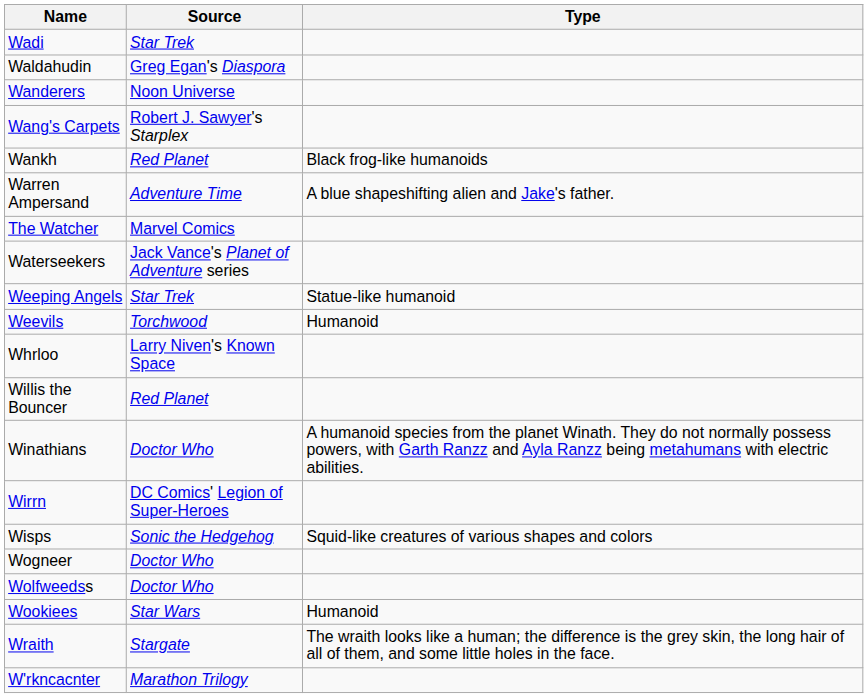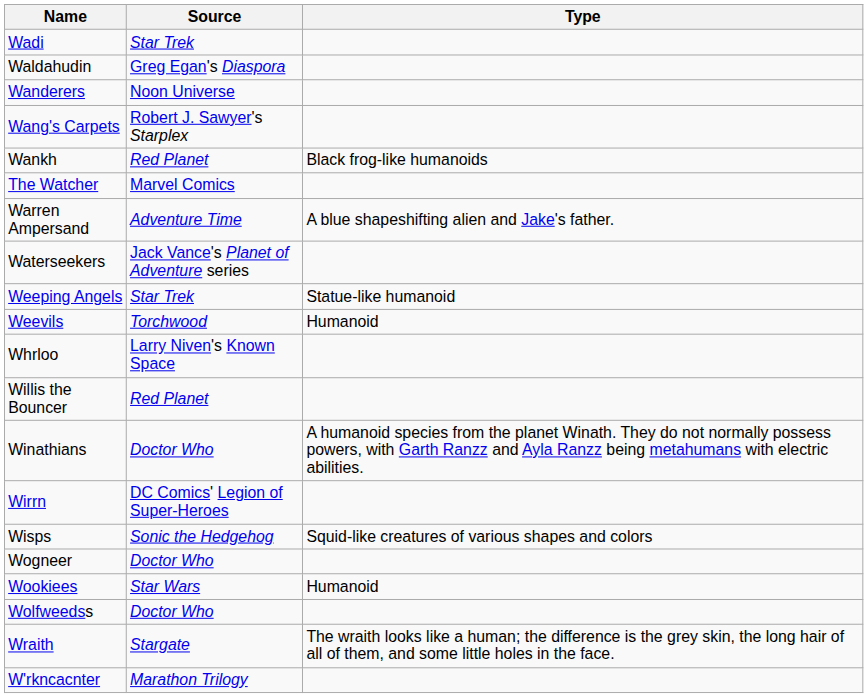rows swapped: (49, 194) <-> (53, 228)
rows swapped: (51, 586) <-> (43, 611)
